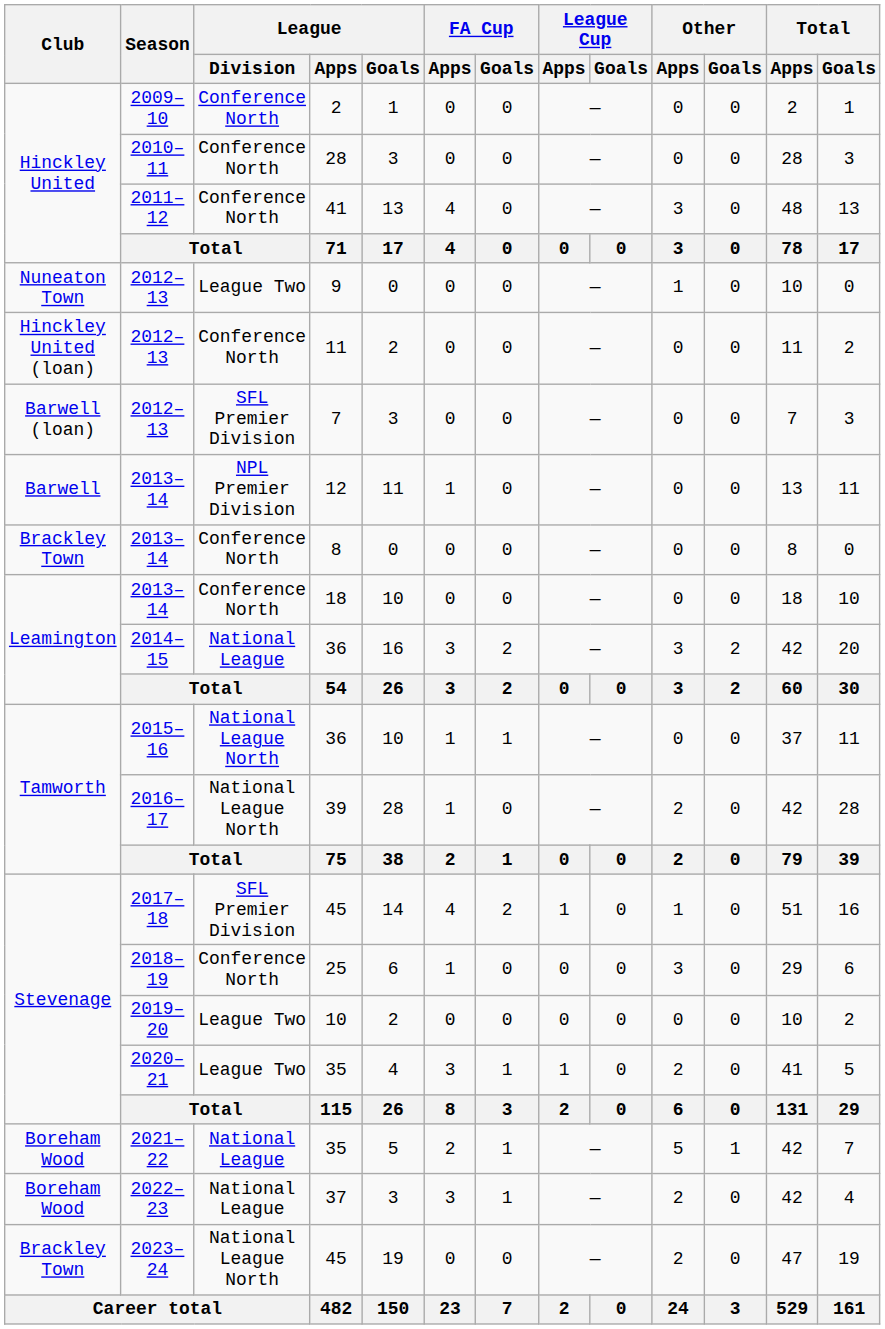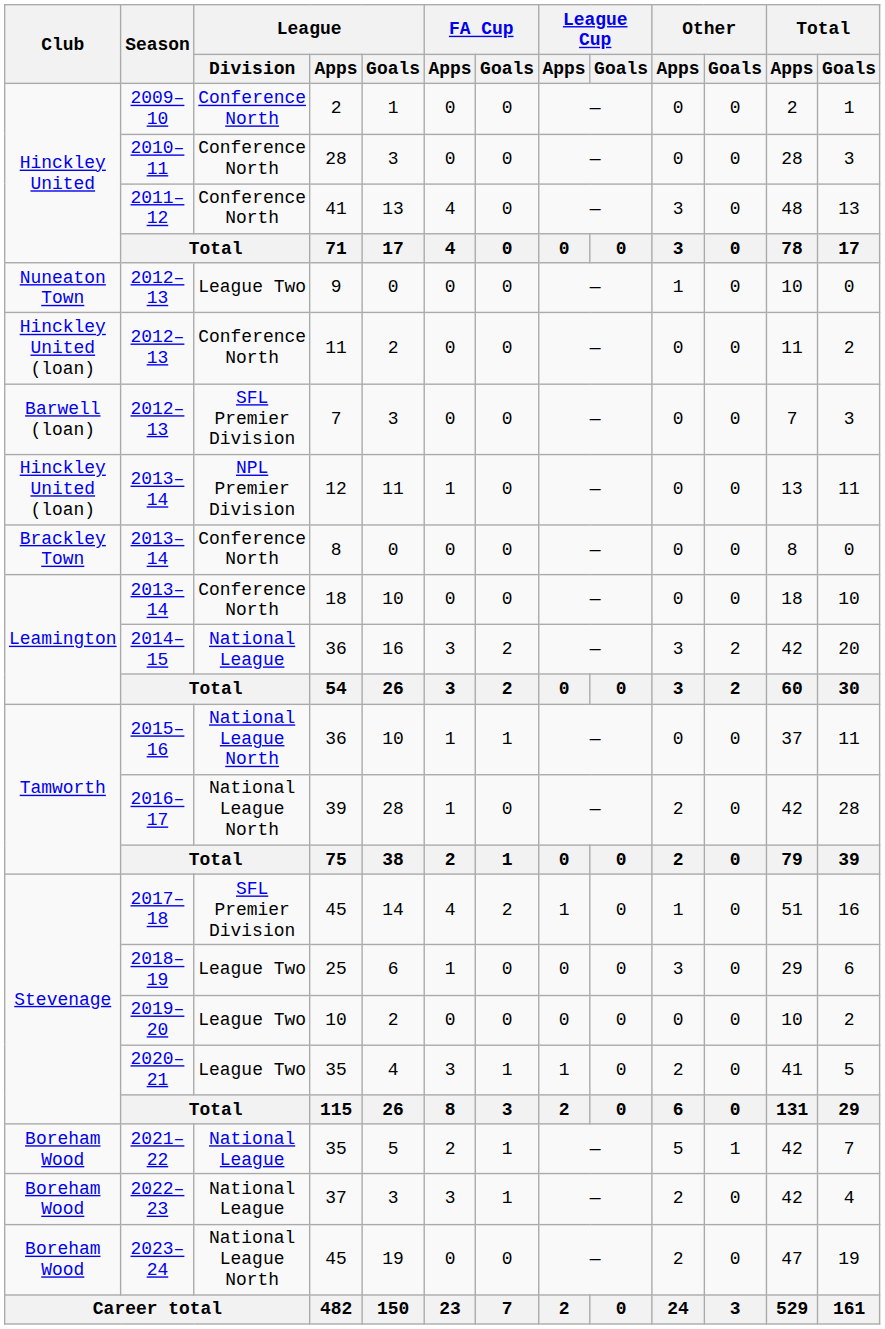(63, 489) Barwell -> (63, 489) Hinckley United (loan)
(252, 970) Conference North -> (252, 970) League Two
(63, 1259) Brackley Town -> (63, 1259) Boreham Wood
